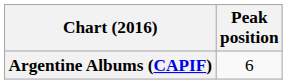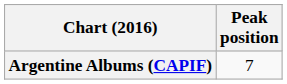(249, 65) 6 -> (249, 65) 7
